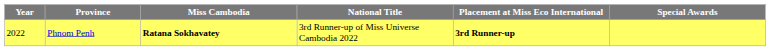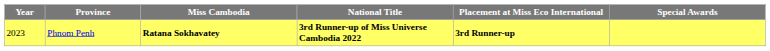(16, 33) 2022 -> (16, 33) 2023
(359, 33) normal -> (363, 33) bold
